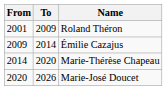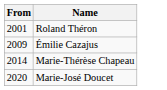- column: (46, 12)
